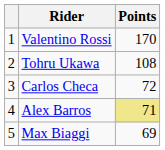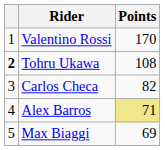(11, 63) normal -> (11, 63) bold
(149, 87) 72 -> (149, 87) 82
